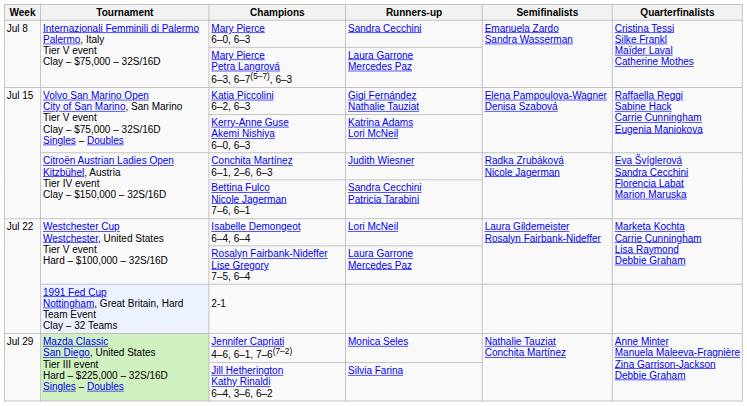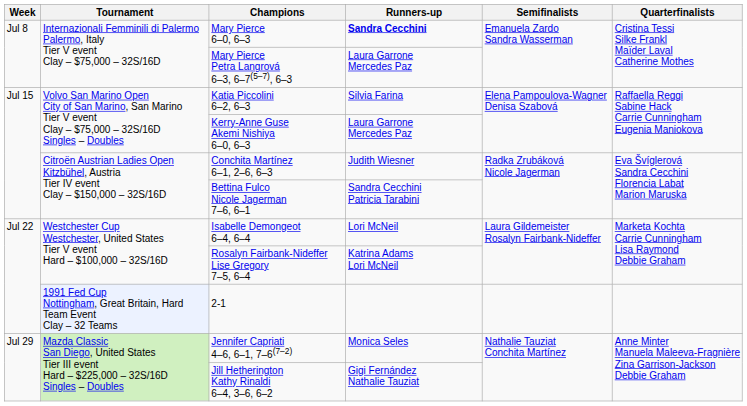(385, 28) normal -> (387, 28) bold
(384, 101) Gigi Fernández Nathalie Tauziat -> (376, 96) Silvia Farina
(381, 128) Katrina Adams Lori McNeil -> (381, 128) Laura Garrone Mercedes Paz
(381, 259) Laura Garrone Mercedes Paz -> (381, 259) Katrina Adams Lori McNeil
(376, 371) Silvia Farina -> (384, 376) Gigi Fernández Nathalie Tauziat
